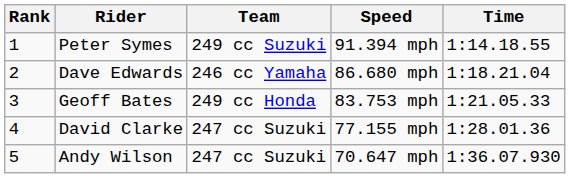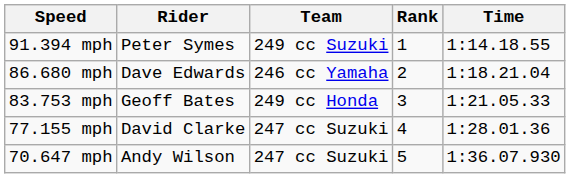columns swapped: (30, 19) <-> (386, 19)
